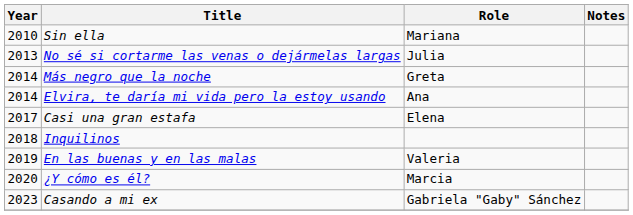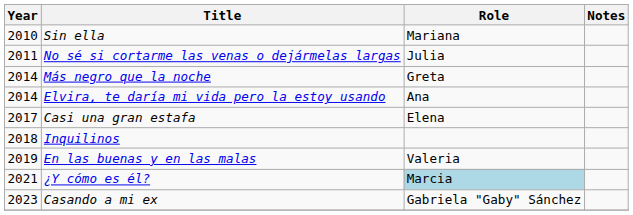(23, 56) 2013 -> (23, 56) 2011
(23, 179) 2020 -> (23, 179) 2021
(429, 179) no background -> (429, 179) lightblue background
